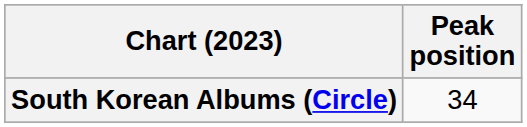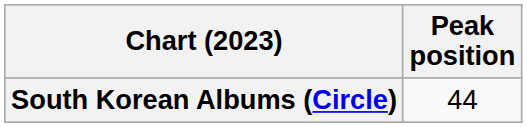(462, 99) 34 -> (462, 99) 44
